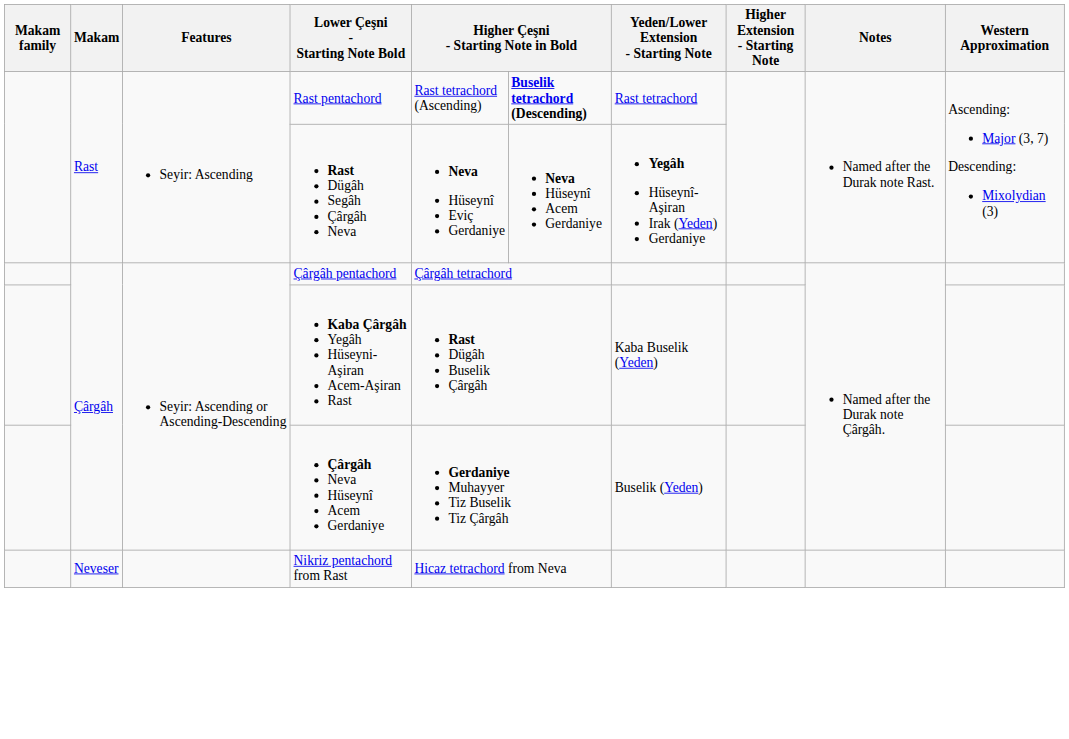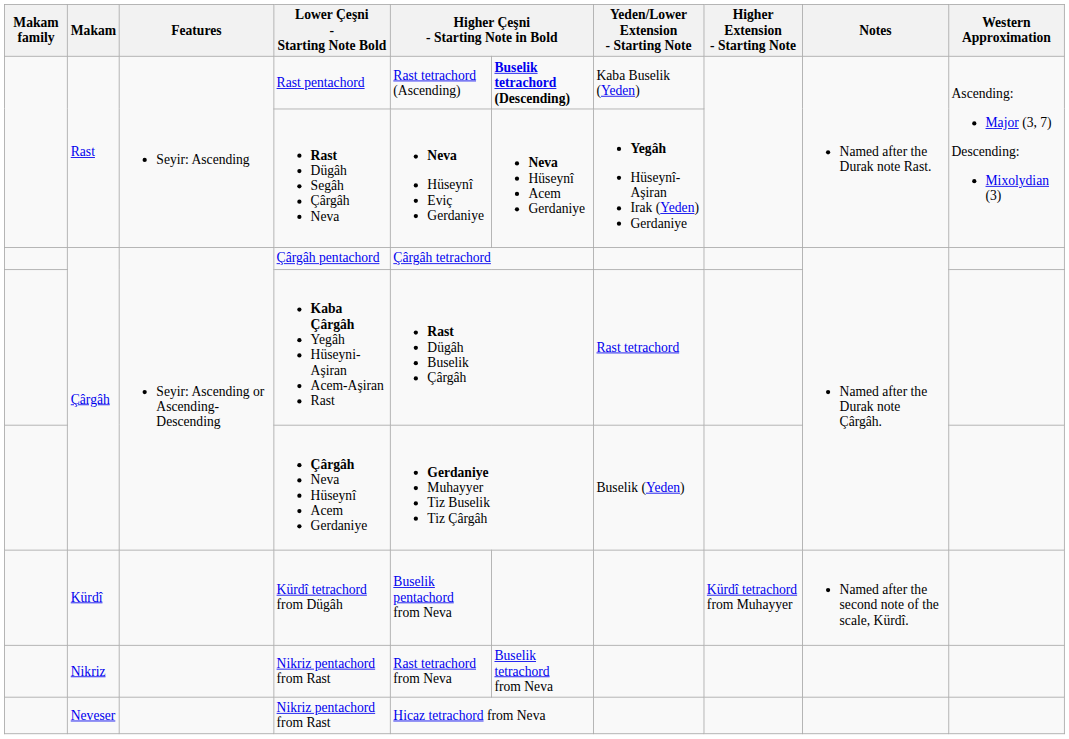(656, 98) Rast tetrachord -> (633, 82) Kaba Buselik (Yeden)
(652, 354) Kaba Buselik (Yeden) -> (638, 347) Rast tetrachord
+ row: (87, 597)
+ row: (88, 671)
